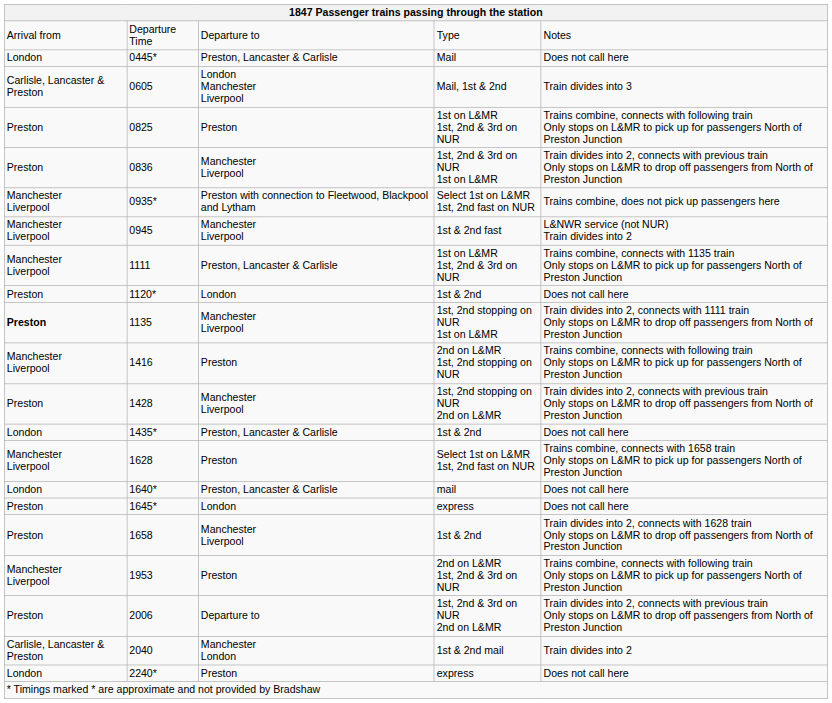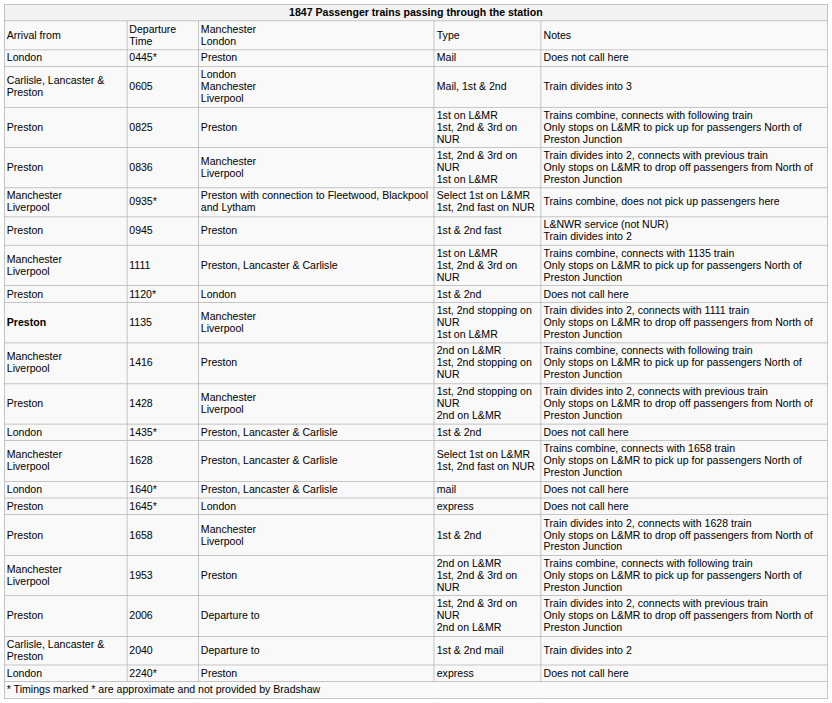(230, 35) Departure to -> (228, 35) Manchester London
(269, 58) Preston, Lancaster & Carlisle -> (219, 58) Preston
(34, 231) Manchester Liverpool -> (25, 231) Preston
(228, 231) Manchester Liverpool -> (219, 231) Preston
(219, 461) Preston -> (269, 461) Preston, Lancaster & Carlisle
(228, 650) Manchester London -> (230, 650) Departure to
